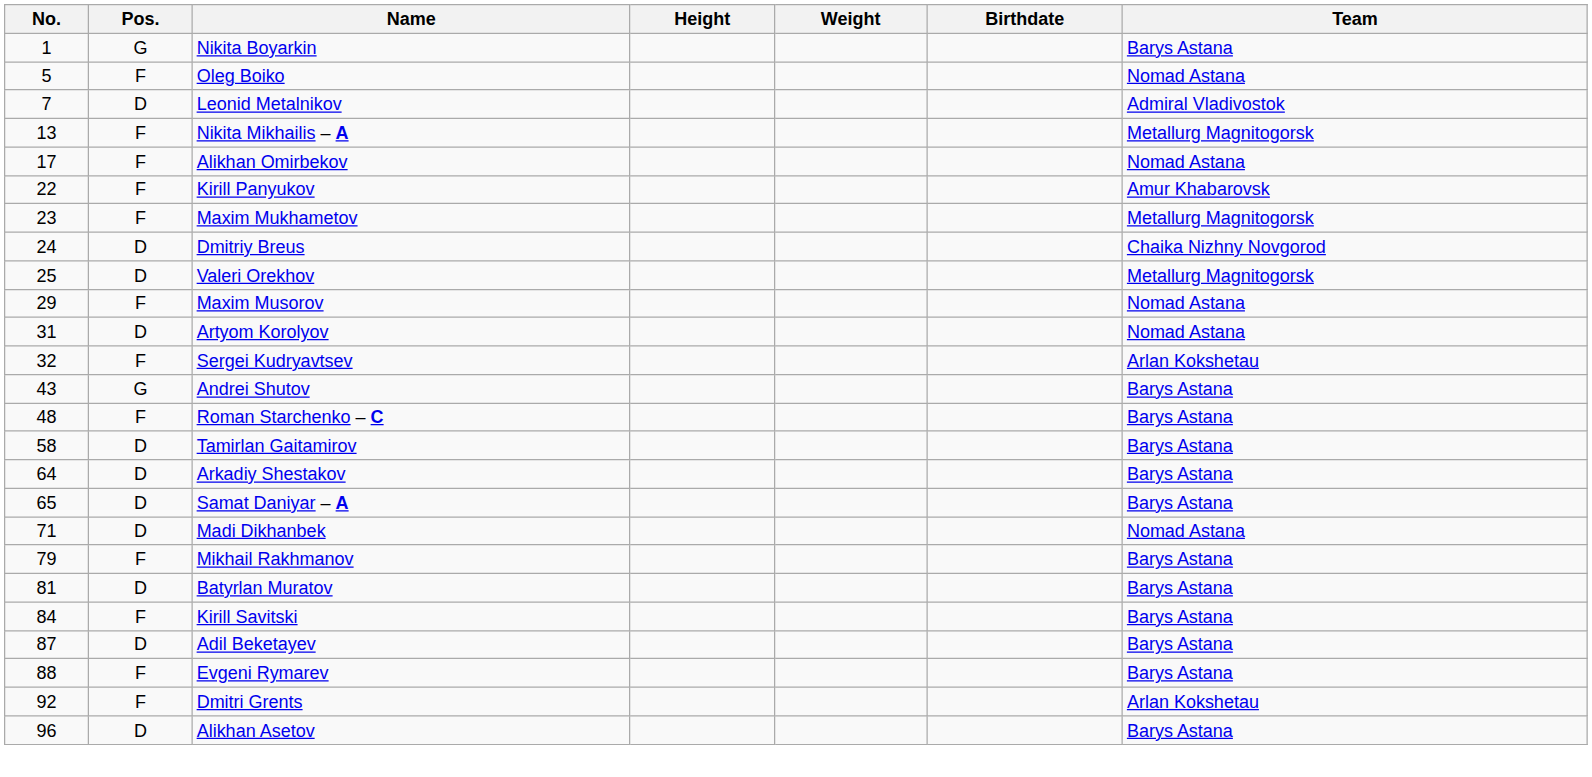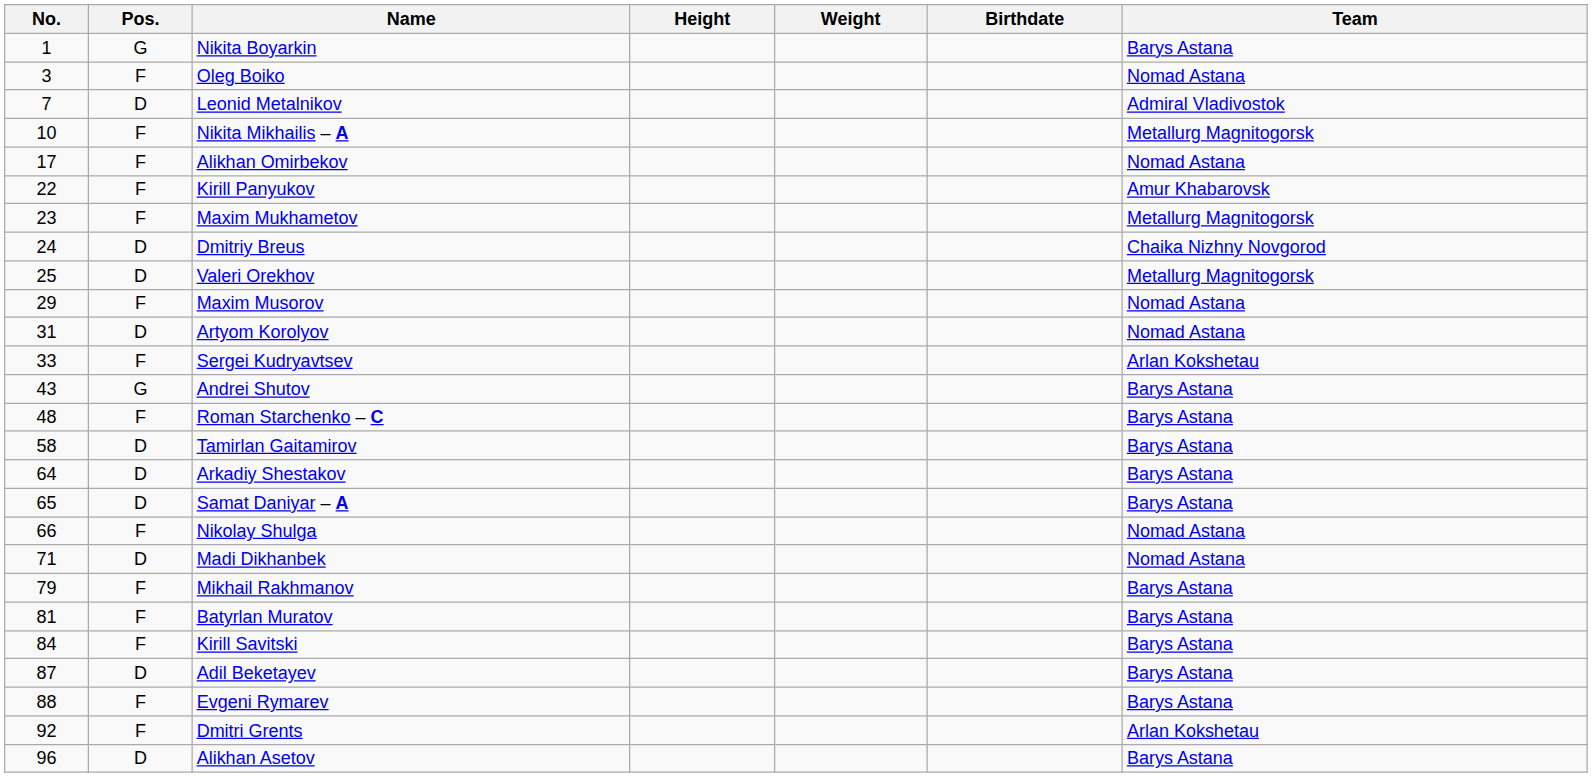(47, 76) 5 -> (47, 76) 3
(47, 133) 13 -> (47, 133) 10
(47, 360) 32 -> (47, 360) 33
+ row: (257, 531)
(140, 588) D -> (140, 616) F
